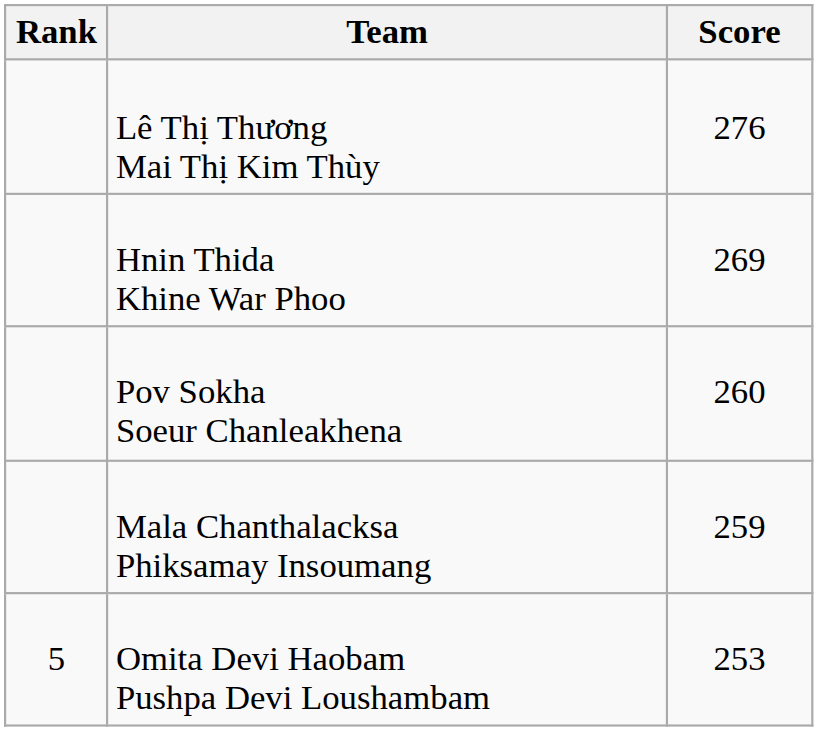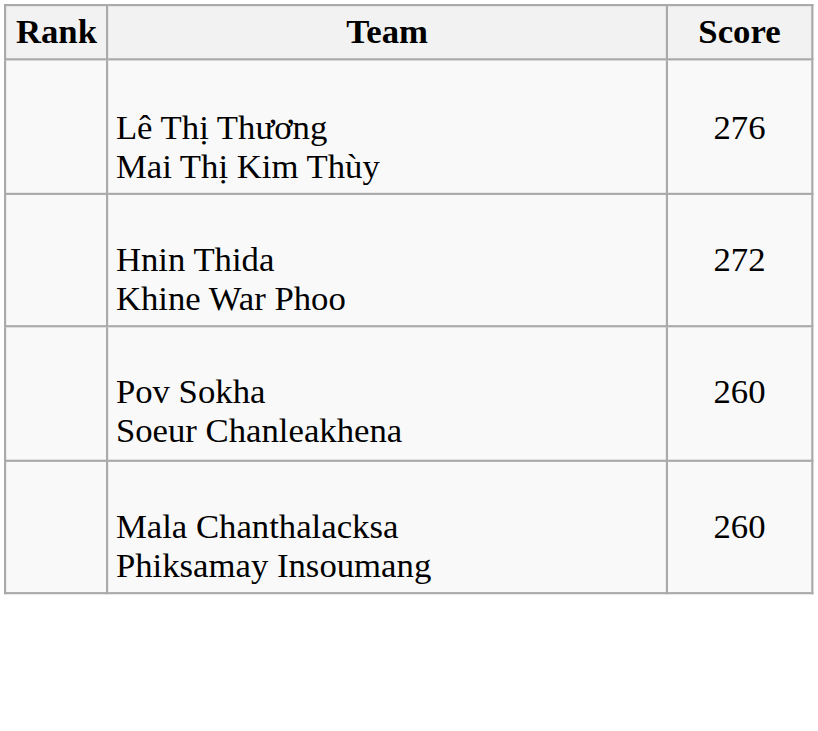(739, 259) 269 -> (739, 259) 272
(739, 525) 259 -> (739, 525) 260
- row: (303, 678)
